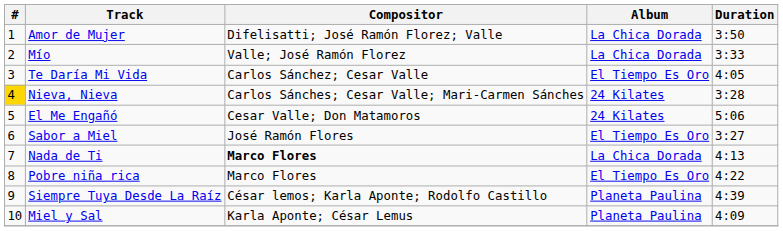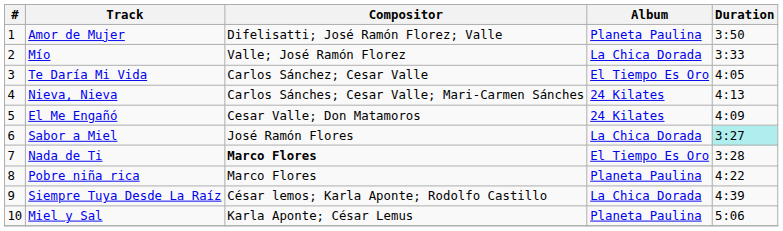(646, 35) La Chica Dorada -> (646, 35) Planeta Paulina
(11, 95) gold background -> (11, 95) no background
(730, 95) 3:28 -> (730, 95) 4:13
(730, 115) 5:06 -> (730, 115) 4:09
(650, 135) El Tiempo Es Oro -> (646, 135) La Chica Dorada
(730, 135) no background -> (730, 135) paleturquoise background
(646, 155) La Chica Dorada -> (650, 155) El Tiempo Es Oro
(730, 155) 4:13 -> (730, 155) 3:28
(650, 176) El Tiempo Es Oro -> (646, 176) Planeta Paulina
(646, 196) Planeta Paulina -> (646, 196) La Chica Dorada
(730, 216) 4:09 -> (730, 216) 5:06
